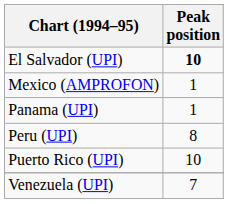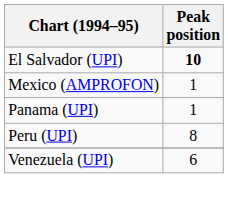- row: (66, 160)
(193, 185) 7 -> (193, 160) 6
